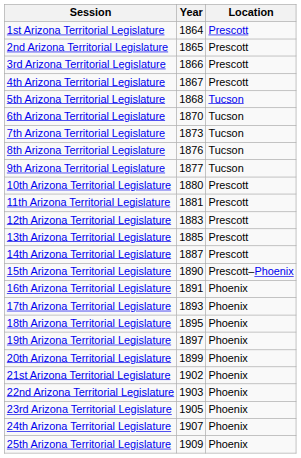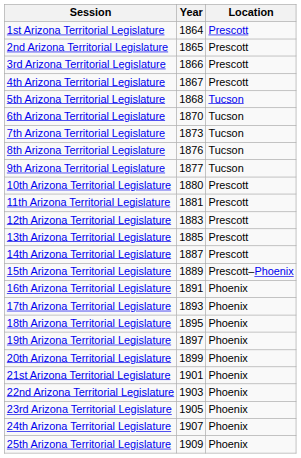(191, 271) 1890 -> (191, 271) 1889
(191, 375) 1902 -> (191, 375) 1901
